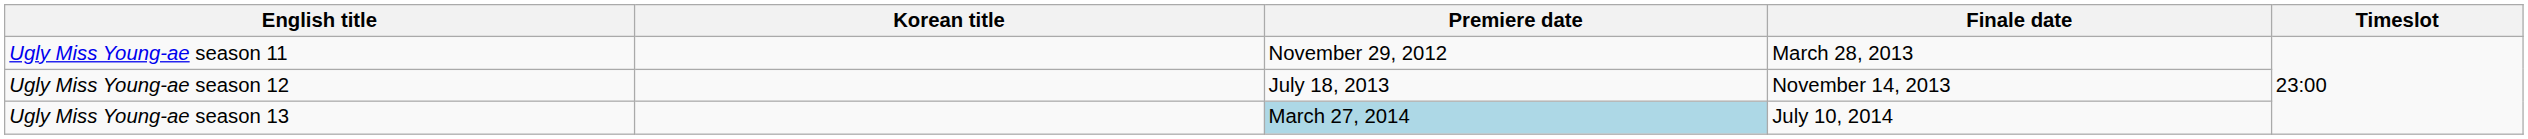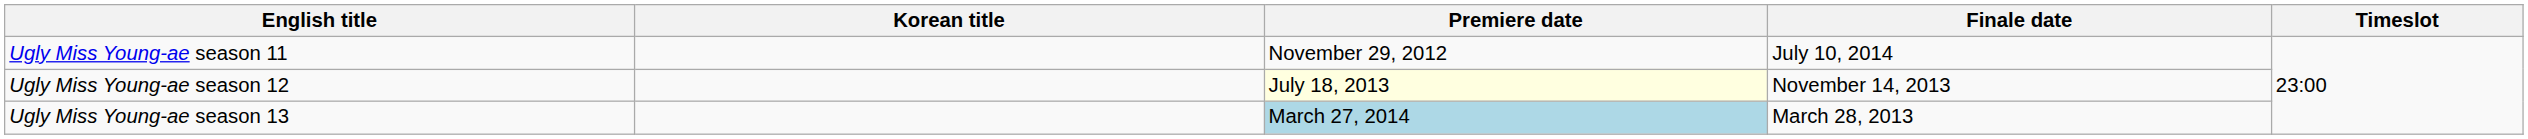(1843, 52) March 28, 2013 -> (1833, 52) July 10, 2014
(1329, 85) no background -> (1329, 85) lightyellow background
(1833, 117) July 10, 2014 -> (1843, 117) March 28, 2013
